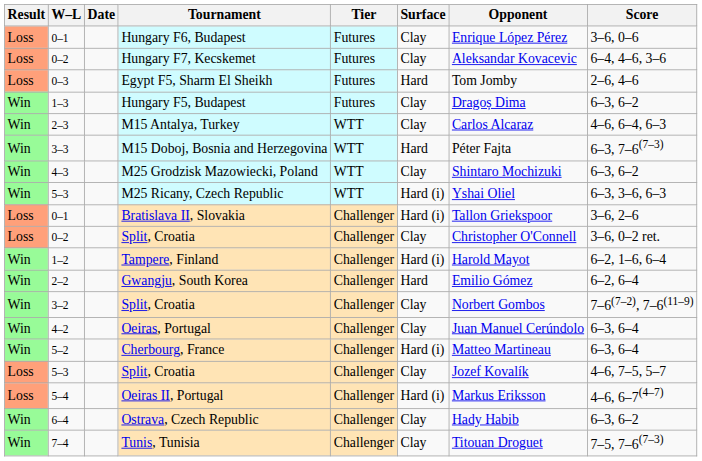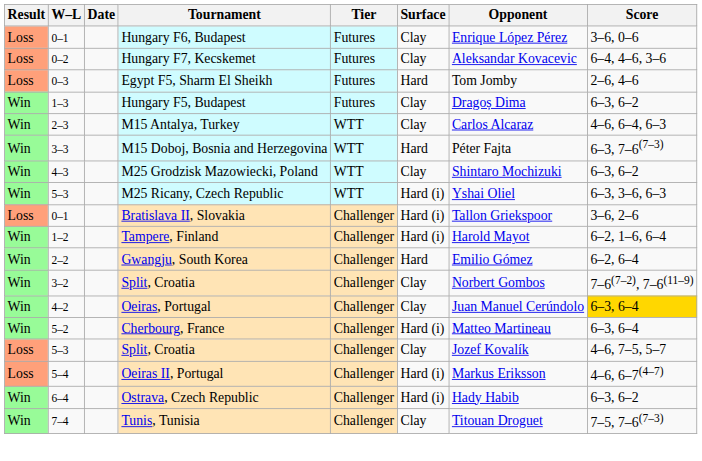- row: (60, 238)
(615, 328) no background -> (615, 306) gold background
(413, 419) Clay -> (422, 397) Hard (i)
